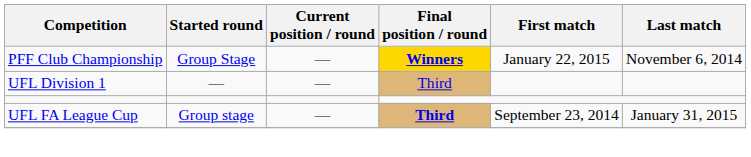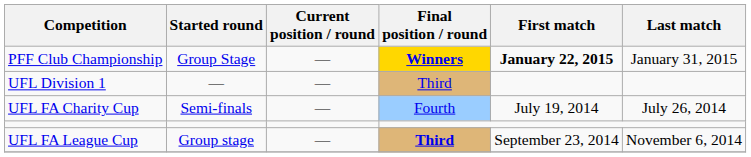(557, 58) normal -> (557, 58) bold
(684, 58) November 6, 2014 -> (684, 58) January 31, 2015
+ row: (73, 108)
(684, 115) January 31, 2015 -> (684, 139) November 6, 2014
